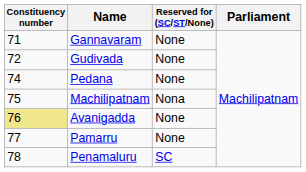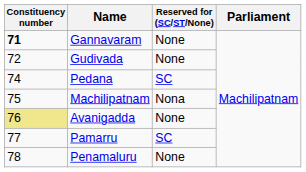(14, 40) normal -> (14, 40) bold
(170, 79) None -> (164, 79) SC
(170, 137) None -> (164, 137) SC
(164, 157) SC -> (170, 157) None
